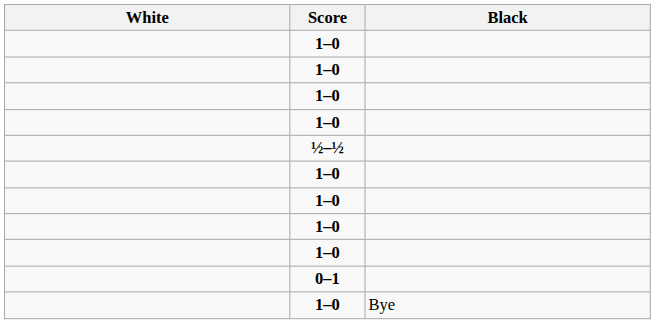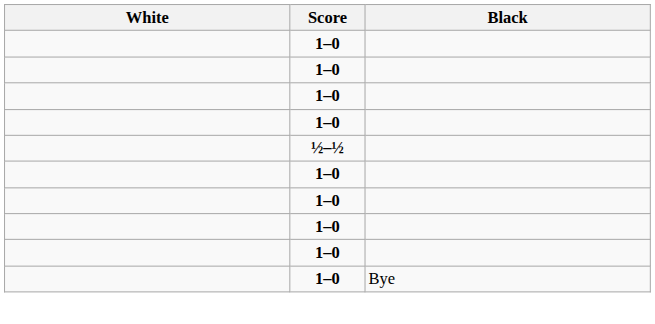- row: (327, 278)
